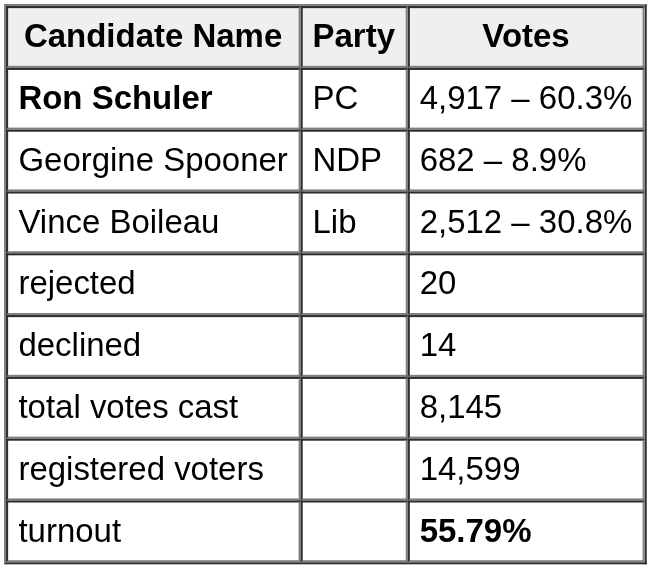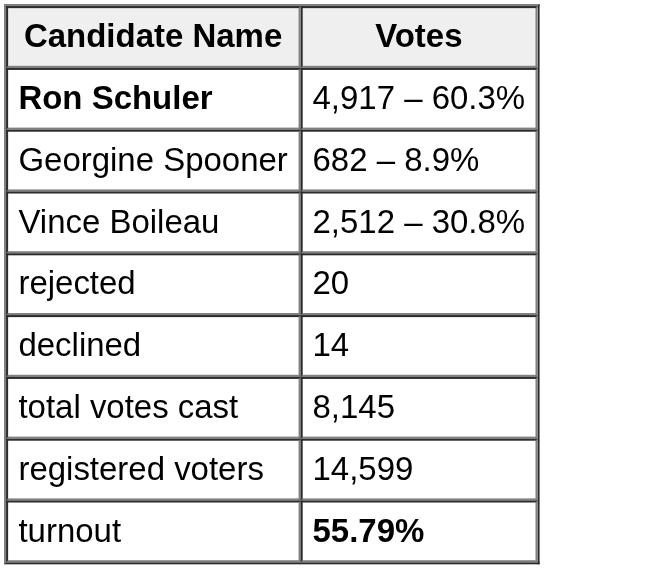- column: (354, 36)
